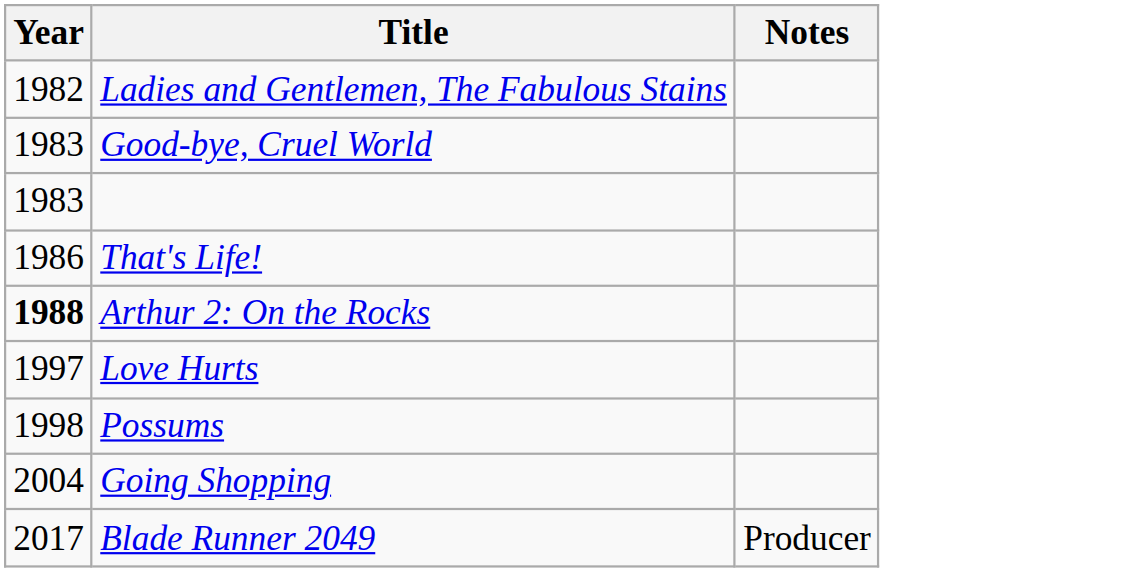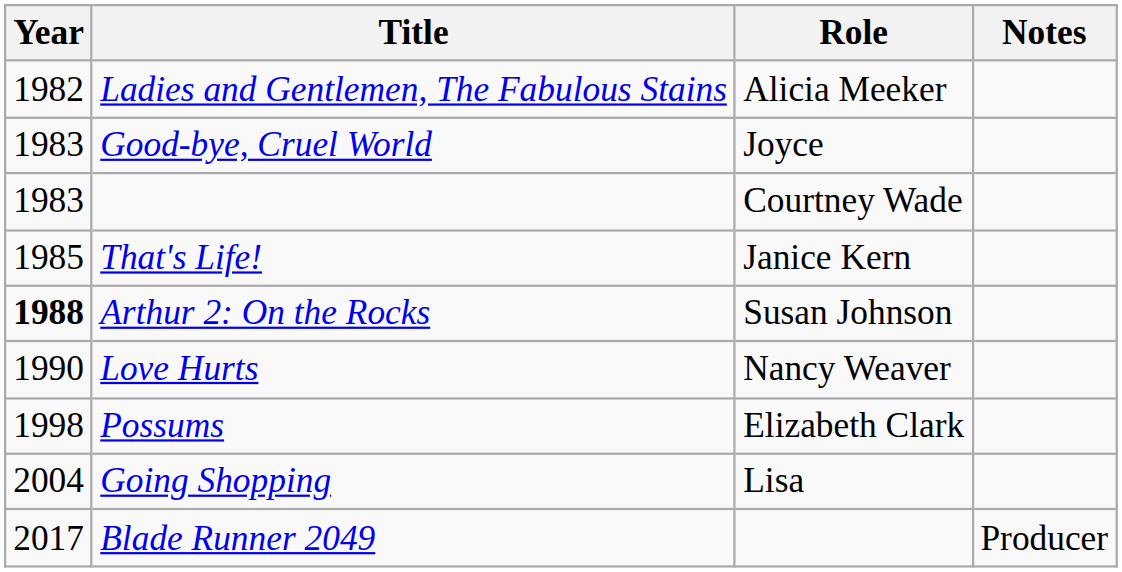+ column: (854, 32)
(49, 256) 1986 -> (49, 256) 1985
(49, 369) 1997 -> (49, 369) 1990
